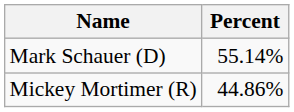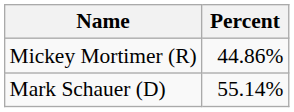rows swapped: (88, 55) <-> (103, 89)
